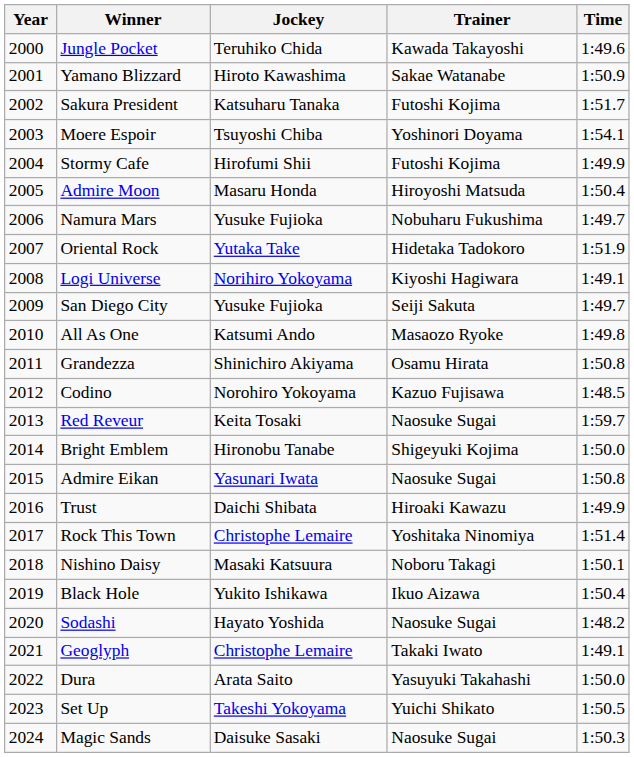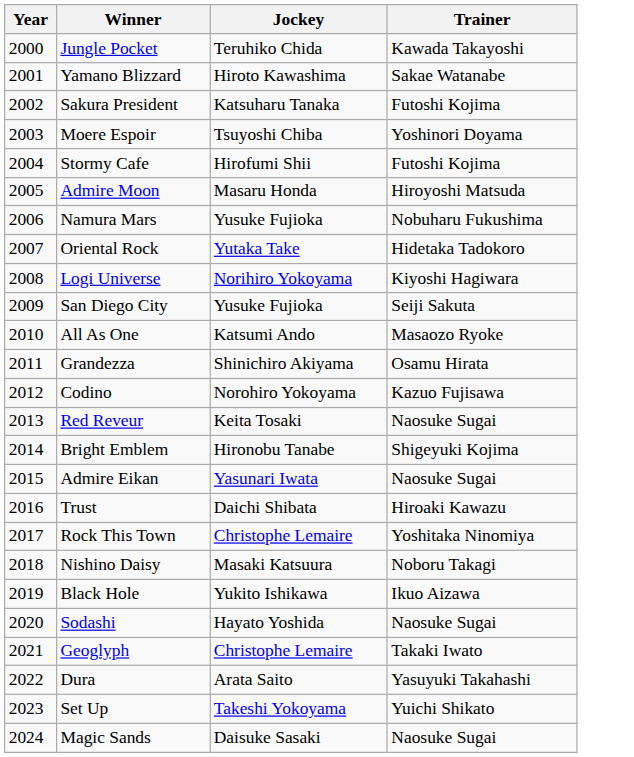- column: (603, 19)
